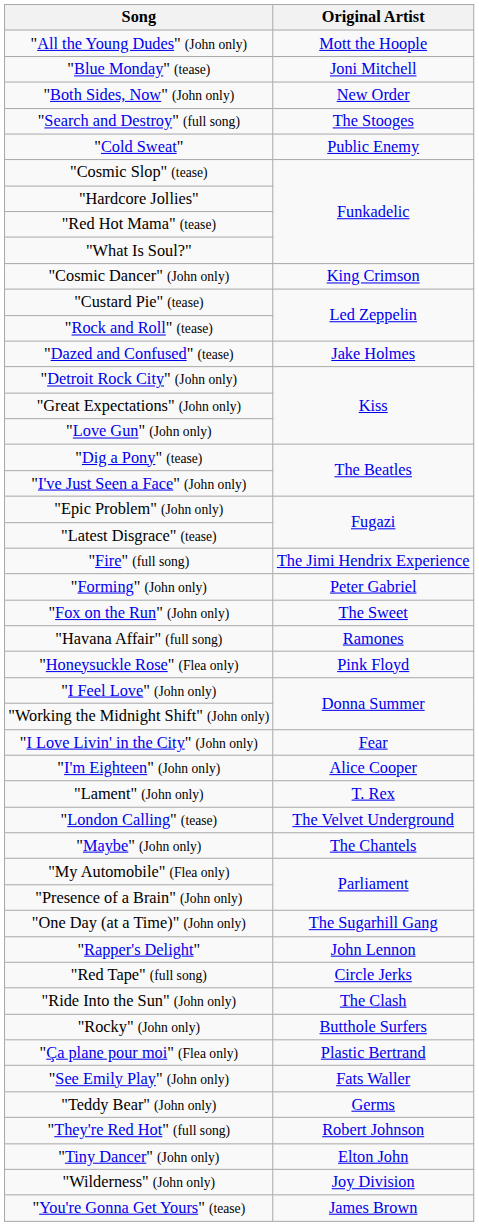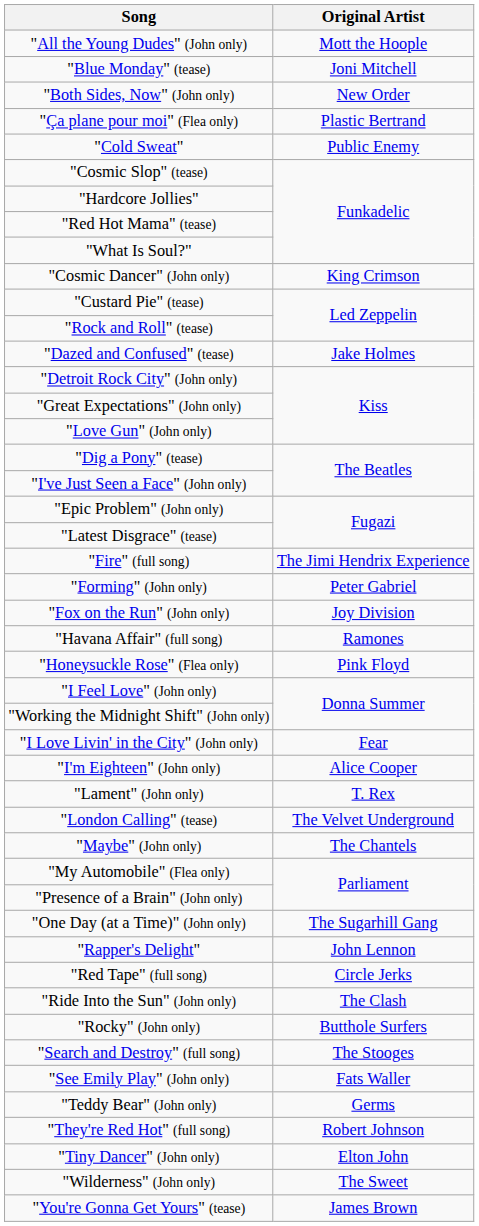rows swapped: (139, 1052) <-> (139, 120)
(373, 612) The Sweet -> (373, 612) Joy Division
(373, 1182) Joy Division -> (373, 1182) The Sweet
